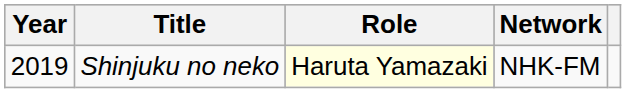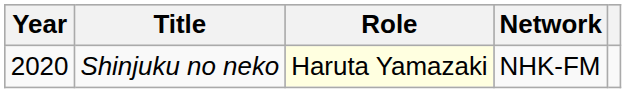(40, 66) 2019 -> (40, 66) 2020
